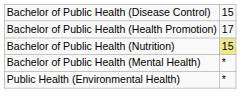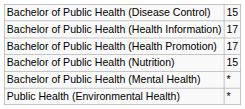+ row: (114, 29)
(228, 46) khaki background -> (232, 63) no background
